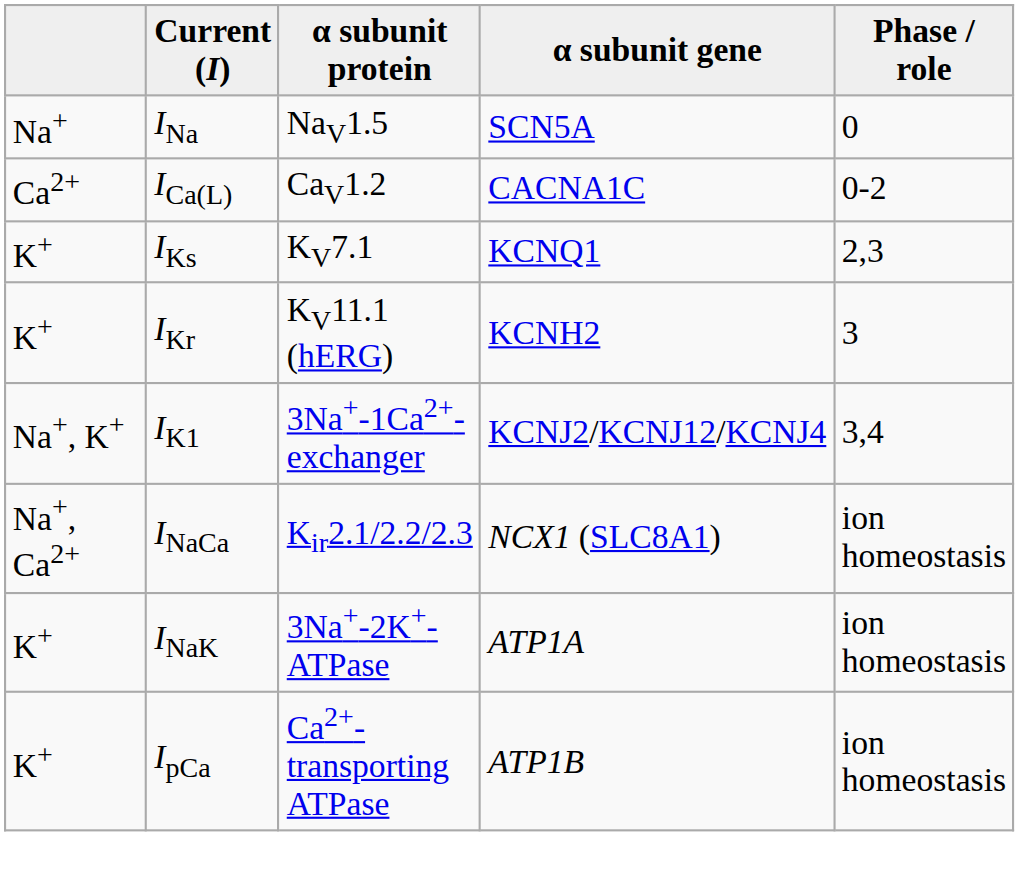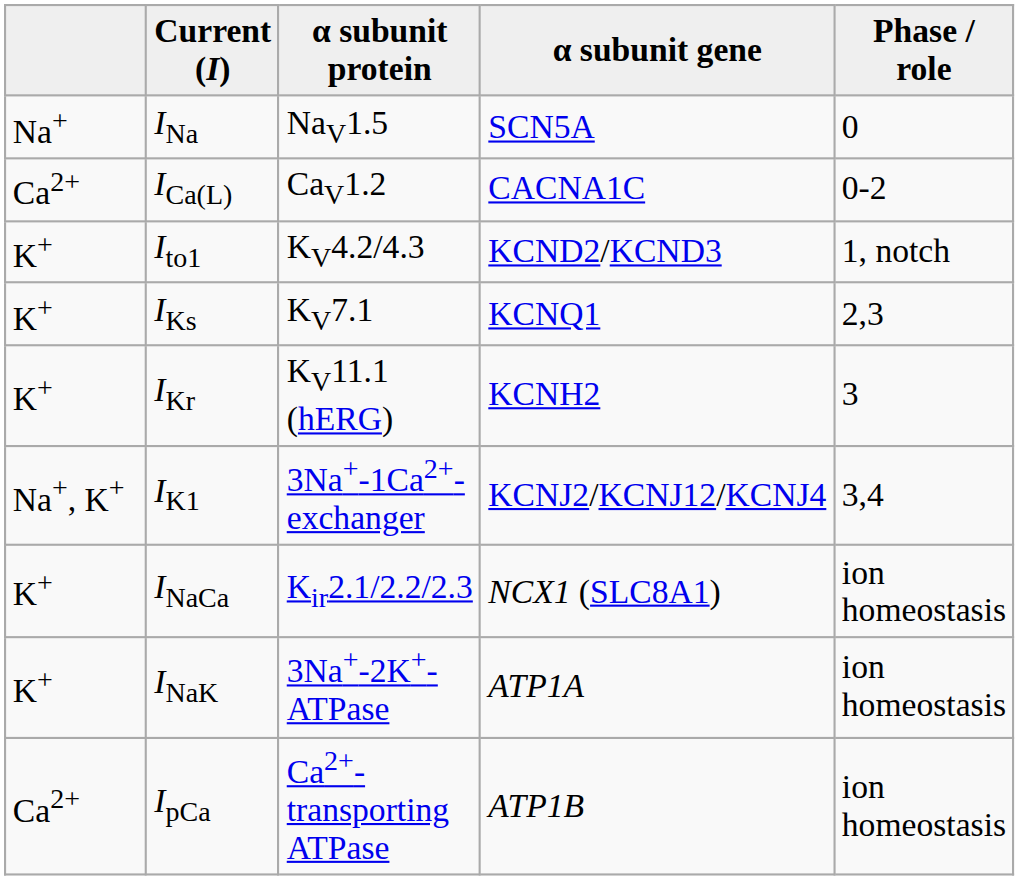+ row: (178, 251)
(46, 537) Na+, Ca2+ -> (33, 590) K+
(33, 761) K+ -> (46, 805) Ca2+
